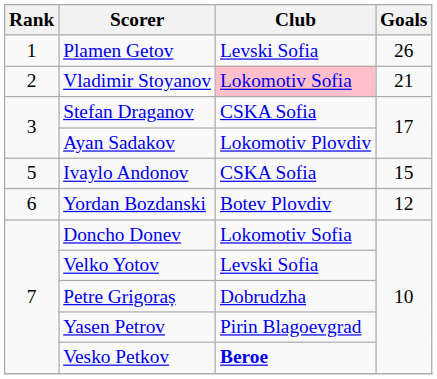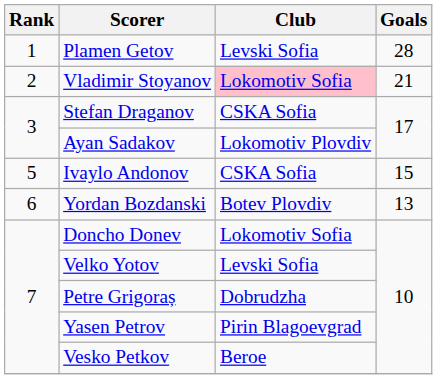(404, 50) 26 -> (404, 50) 28
(404, 204) 12 -> (404, 204) 13
(244, 357) bold -> (243, 357) normal
